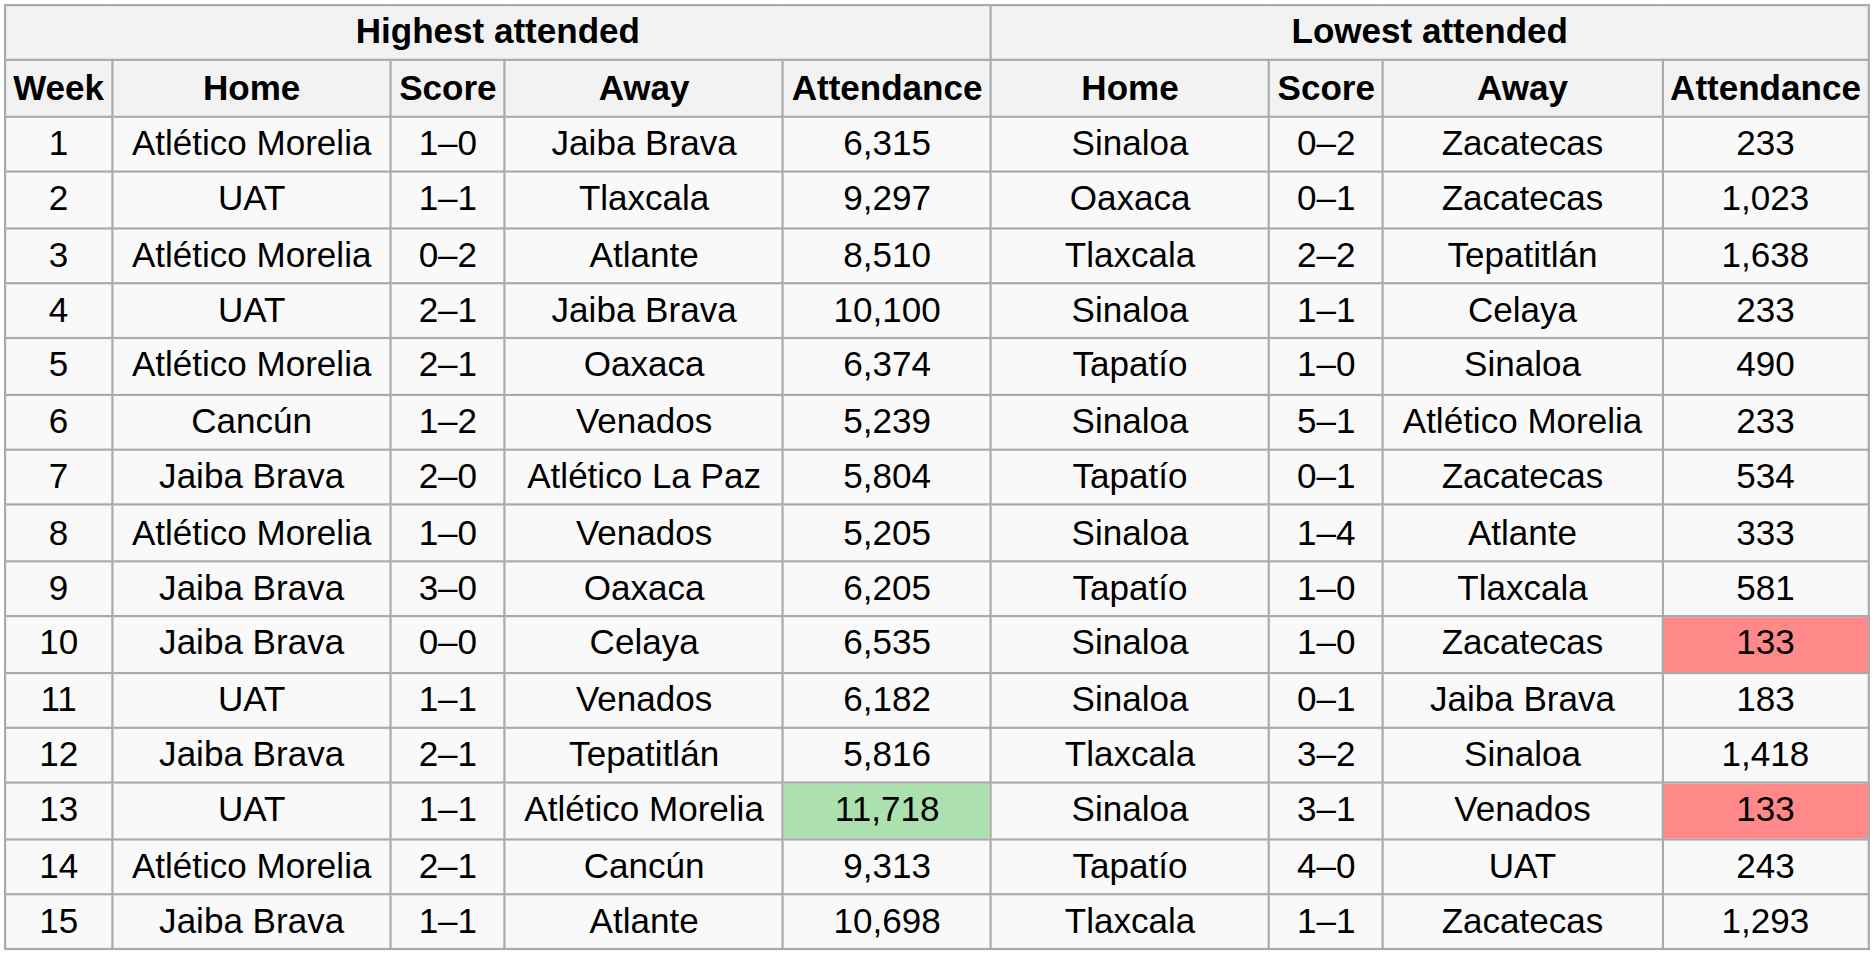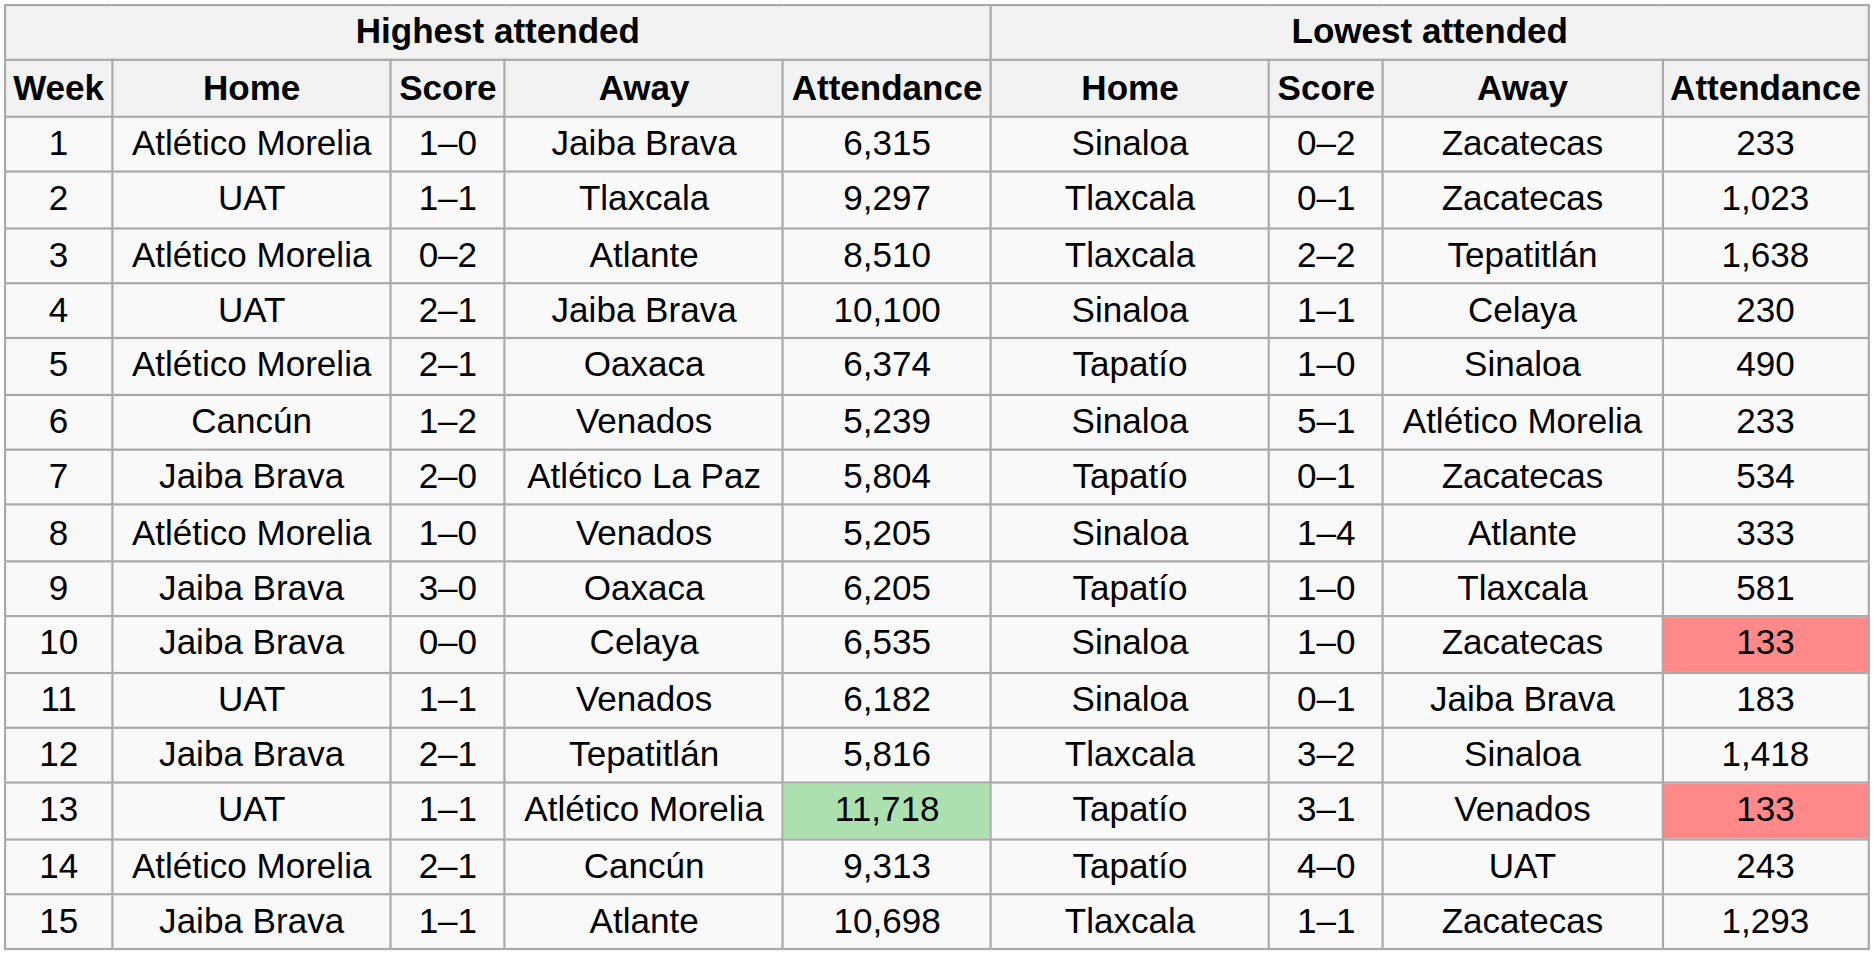(1130, 198) Oaxaca -> (1130, 198) Tlaxcala
(1765, 310) 233 -> (1765, 310) 230
(1130, 810) Sinaloa -> (1130, 810) Tapatío
